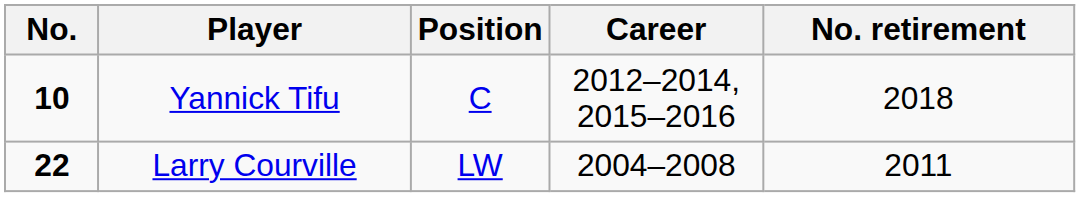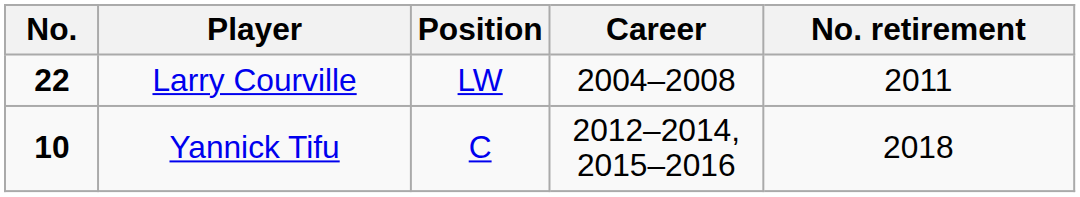rows swapped: (255, 97) <-> (255, 165)
